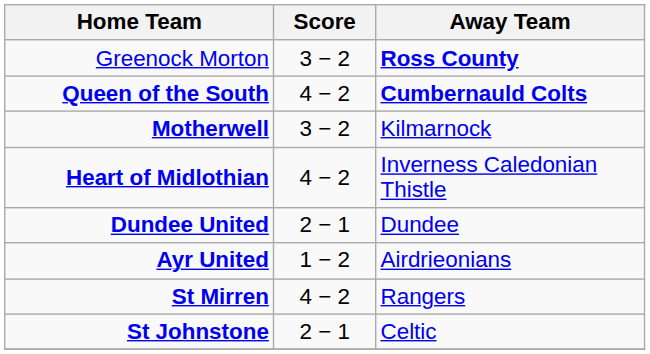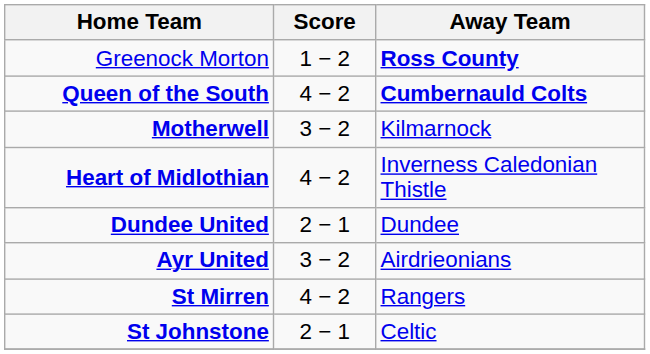(325, 57) 3 − 2 -> (325, 57) 1 − 2
(325, 260) 1 − 2 -> (325, 260) 3 − 2
